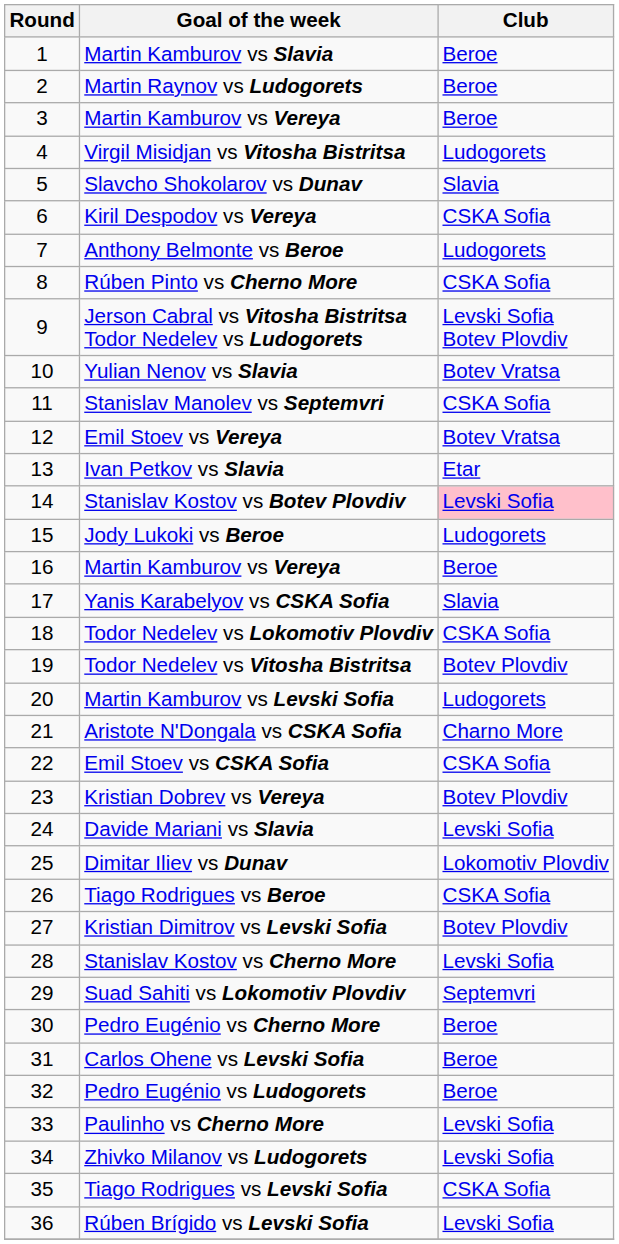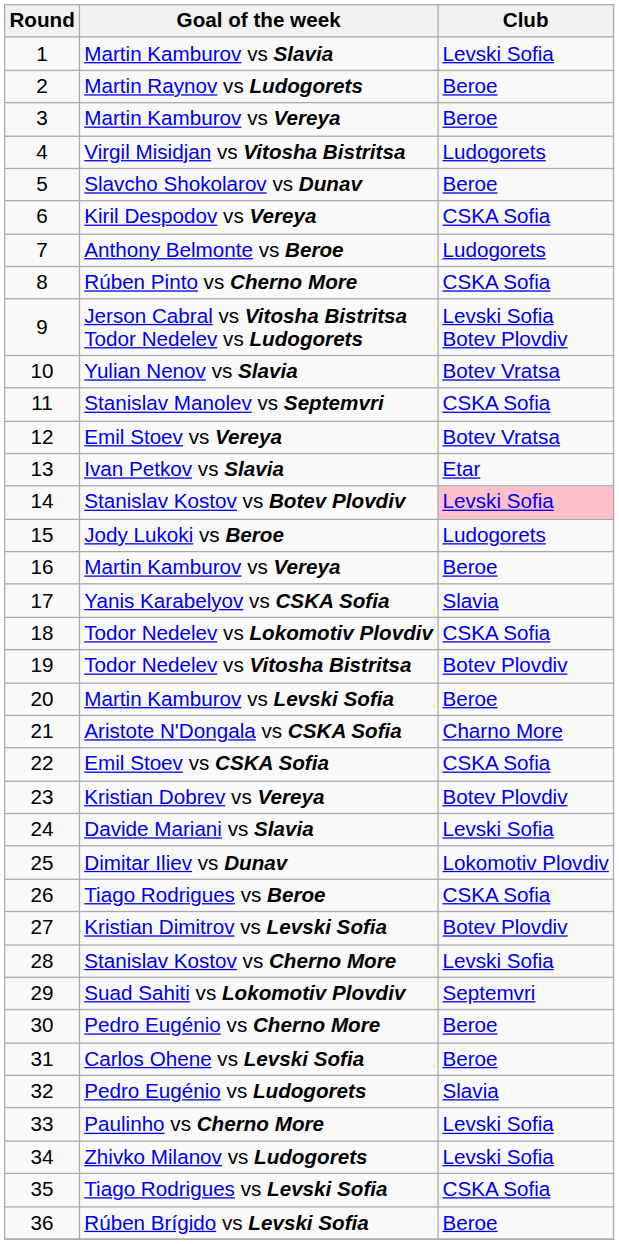(470, 53) Beroe -> (498, 53) Levski Sofia
(471, 184) Slavia -> (470, 184) Beroe
(494, 698) Ludogorets -> (470, 698) Beroe
(470, 1091) Beroe -> (471, 1091) Slavia
(498, 1222) Levski Sofia -> (470, 1222) Beroe
